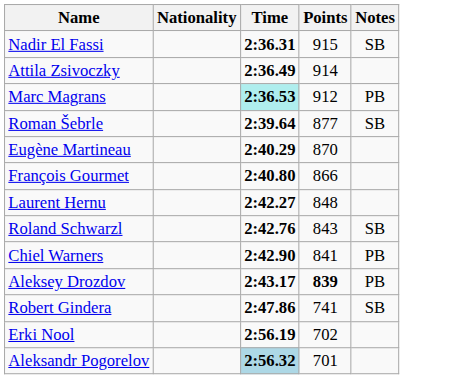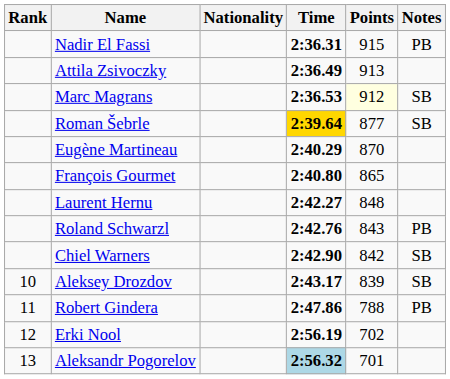+ column: (28, 17)
(375, 44) SB -> (422, 44) PB
(325, 70) 914 -> (372, 70) 913
(270, 96) paleturquoise background -> (316, 96) no background
(325, 96) no background -> (372, 96) lightyellow background
(375, 96) PB -> (422, 96) SB
(270, 123) no background -> (316, 123) gold background
(325, 176) 866 -> (372, 176) 865
(375, 228) SB -> (422, 228) PB
(325, 255) 841 -> (372, 255) 842
(375, 255) PB -> (422, 255) SB
(325, 281) bold -> (372, 281) normal
(375, 281) PB -> (422, 281) SB
(325, 307) 741 -> (372, 307) 788
(375, 307) SB -> (422, 307) PB
